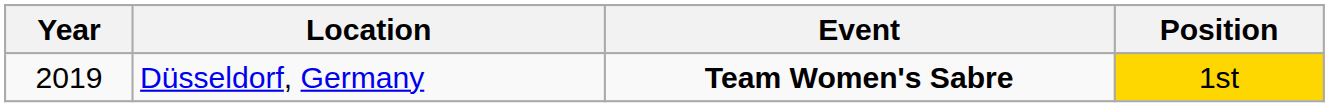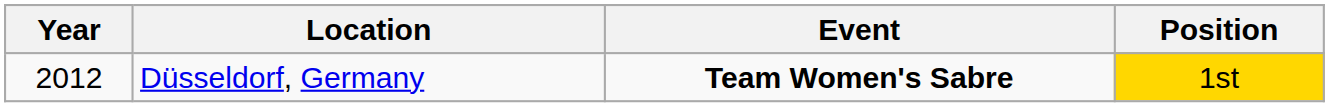(69, 77) 2019 -> (69, 77) 2012
